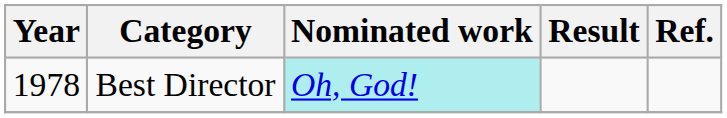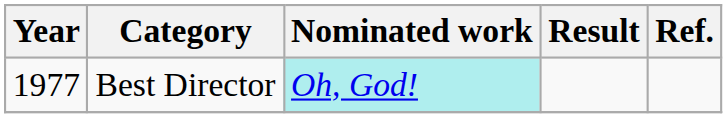(46, 84) 1978 -> (46, 84) 1977
